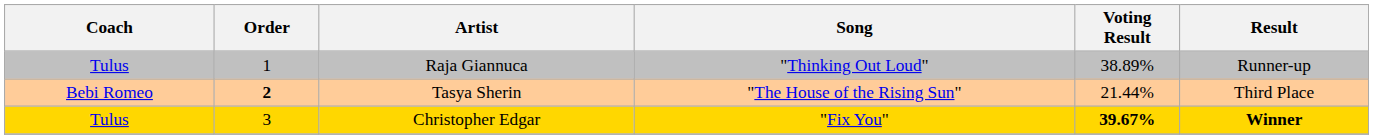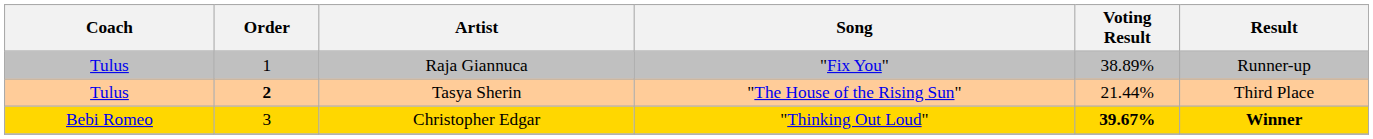(854, 65) "Thinking Out Loud" -> (854, 65) "Fix You"
(109, 92) Bebi Romeo -> (109, 92) Tulus
(109, 119) Tulus -> (109, 119) Bebi Romeo
(854, 119) "Fix You" -> (854, 119) "Thinking Out Loud"
